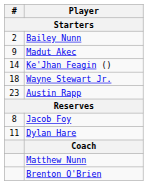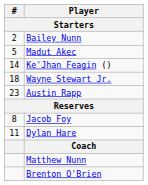(14, 52) 9 -> (14, 52) 5
